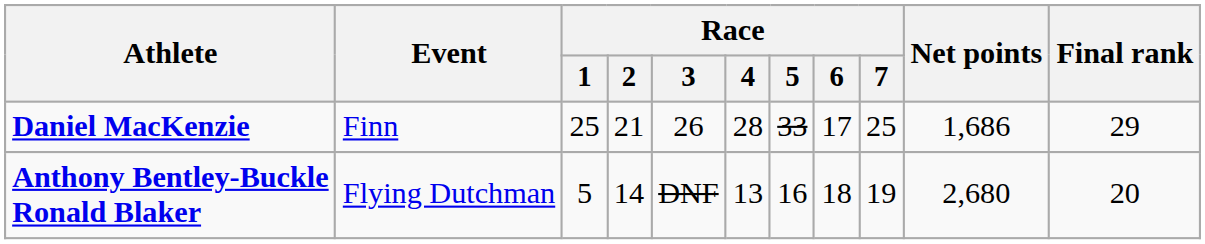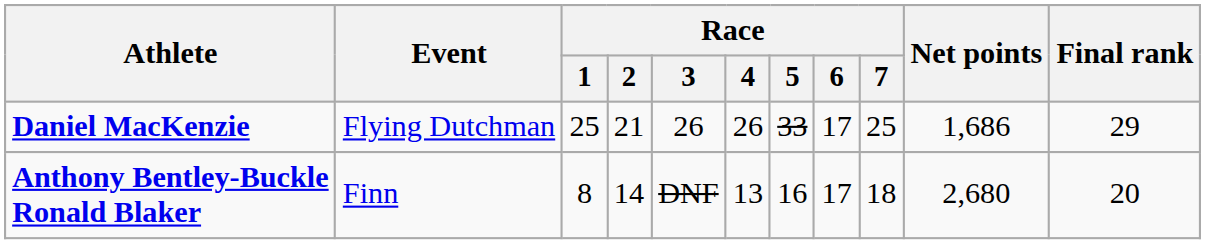(371, 126) Finn -> (449, 126) Flying Dutchman
(748, 126) 28 -> (748, 126) 26
(449, 194) Flying Dutchman -> (371, 194) Finn
(585, 194) 5 -> (585, 194) 8
(837, 194) 18 -> (837, 194) 17
(881, 194) 19 -> (881, 194) 18
